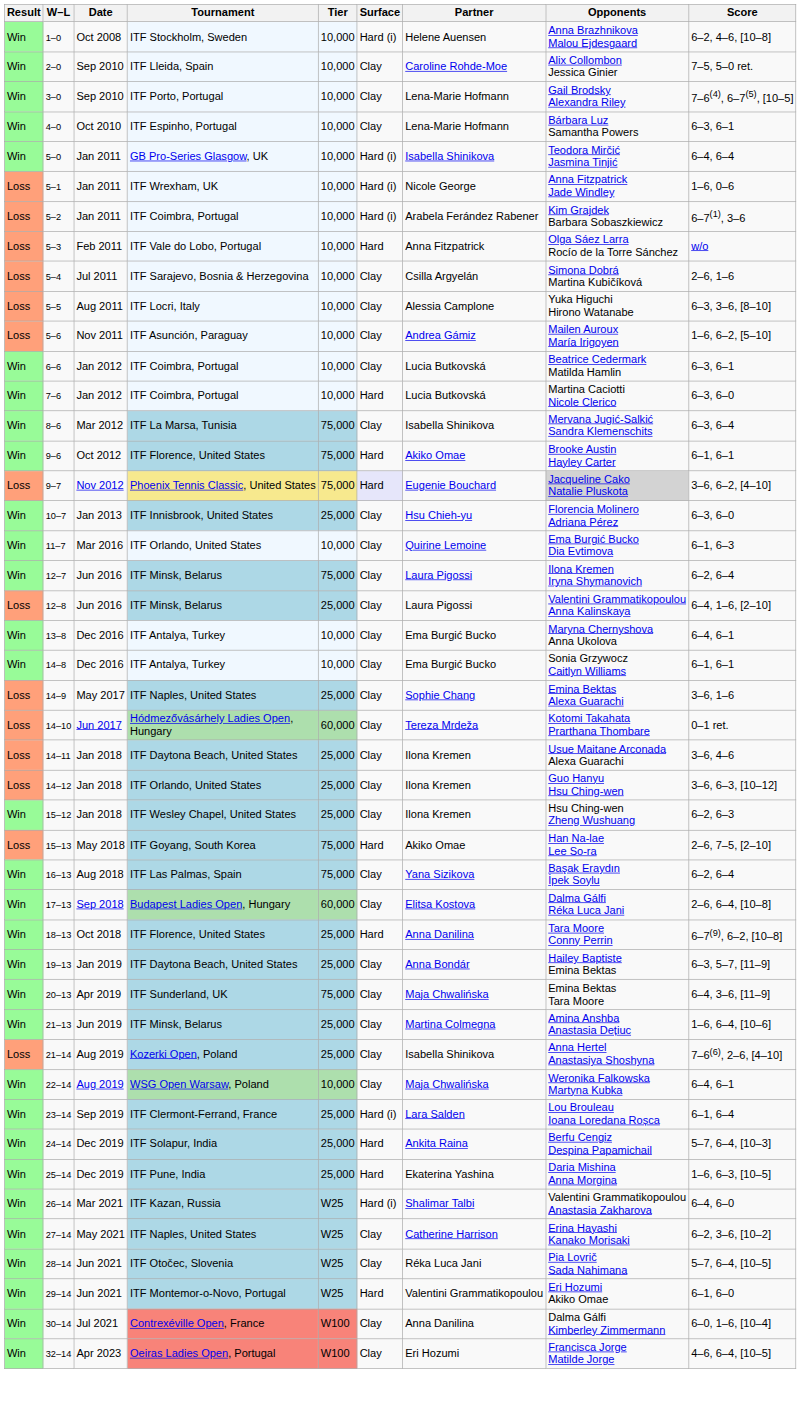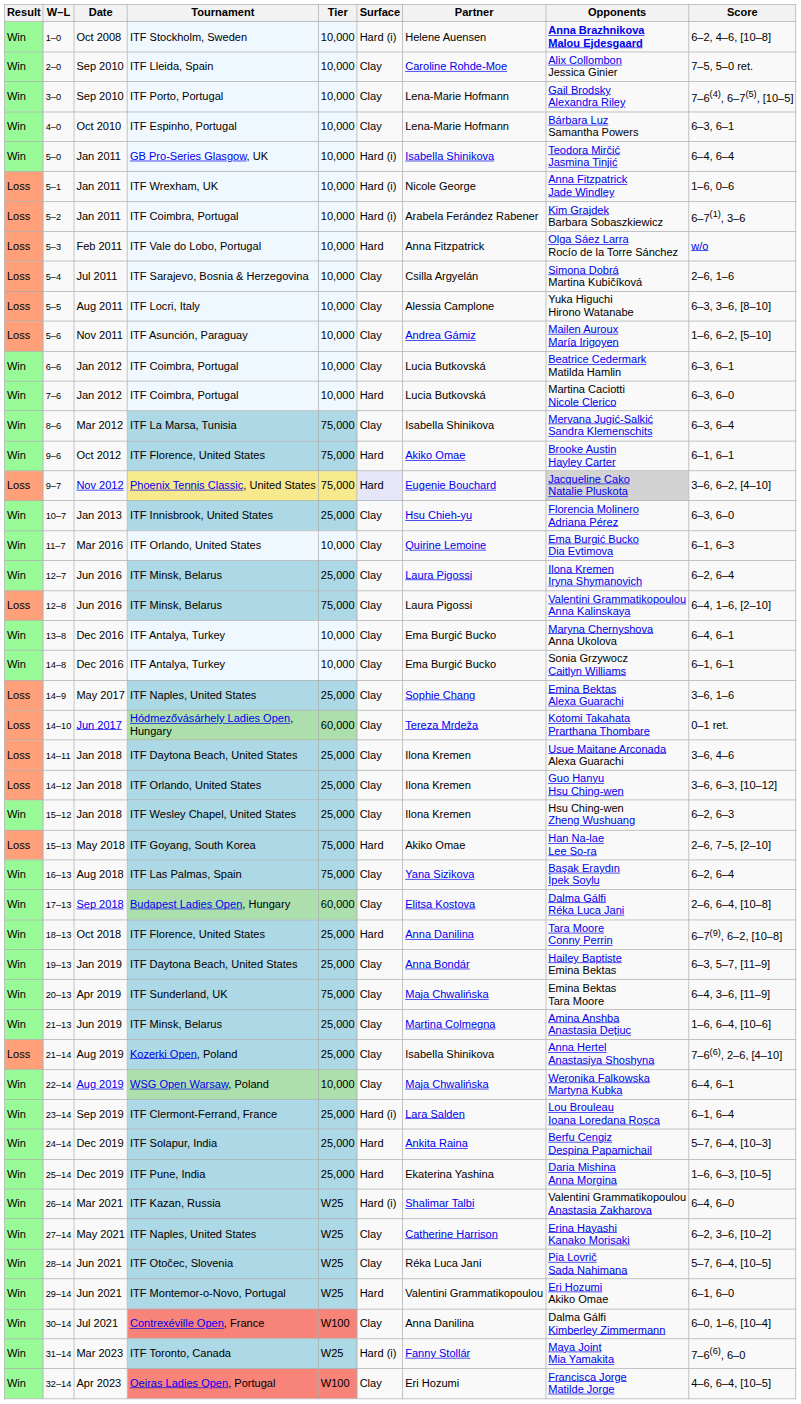(593, 36) normal -> (596, 36) bold
(338, 575) 75,000 -> (338, 575) 25,000
(338, 605) 25,000 -> (338, 605) 75,000
+ row: (59, 1354)
